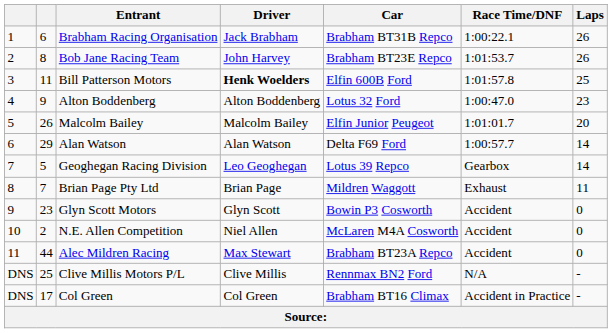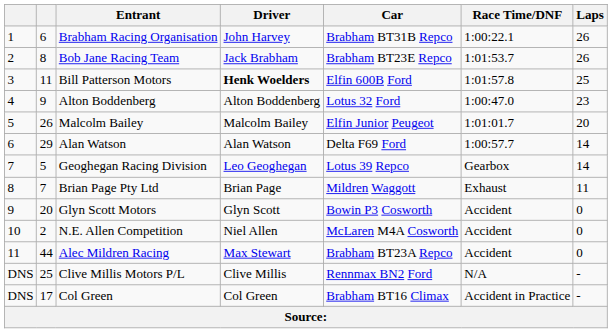(261, 37) Jack Brabham -> (257, 37) John Harvey
(257, 58) John Harvey -> (261, 58) Jack Brabham
(46, 209) 23 -> (46, 209) 20
